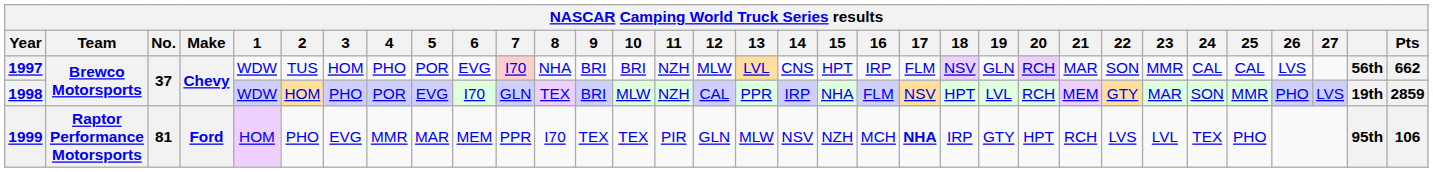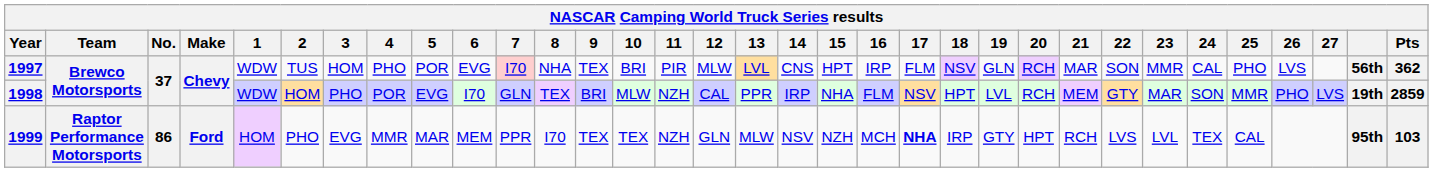(594, 68) BRI -> (594, 68) TEX
(674, 68) NZH -> (674, 68) PIR
(1250, 68) CAL -> (1250, 68) PHO
(1408, 68) 662 -> (1408, 68) 362
(164, 136) 81 -> (164, 136) 86
(674, 136) PIR -> (674, 136) NZH
(1250, 136) PHO -> (1250, 136) CAL
(1408, 136) 106 -> (1408, 136) 103
